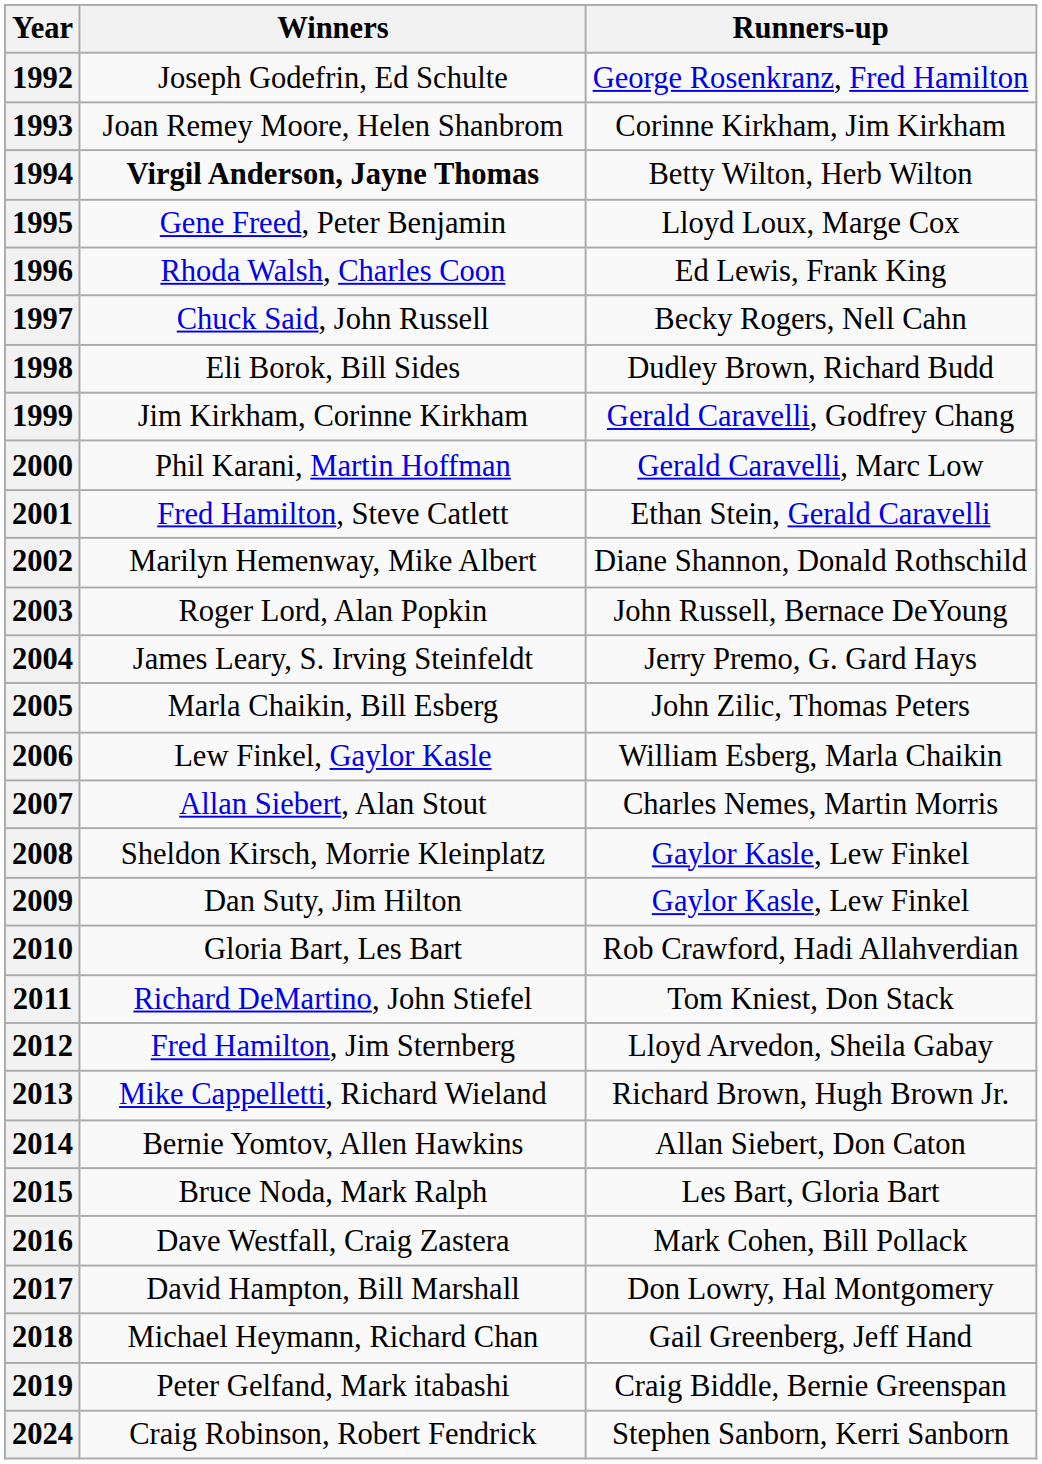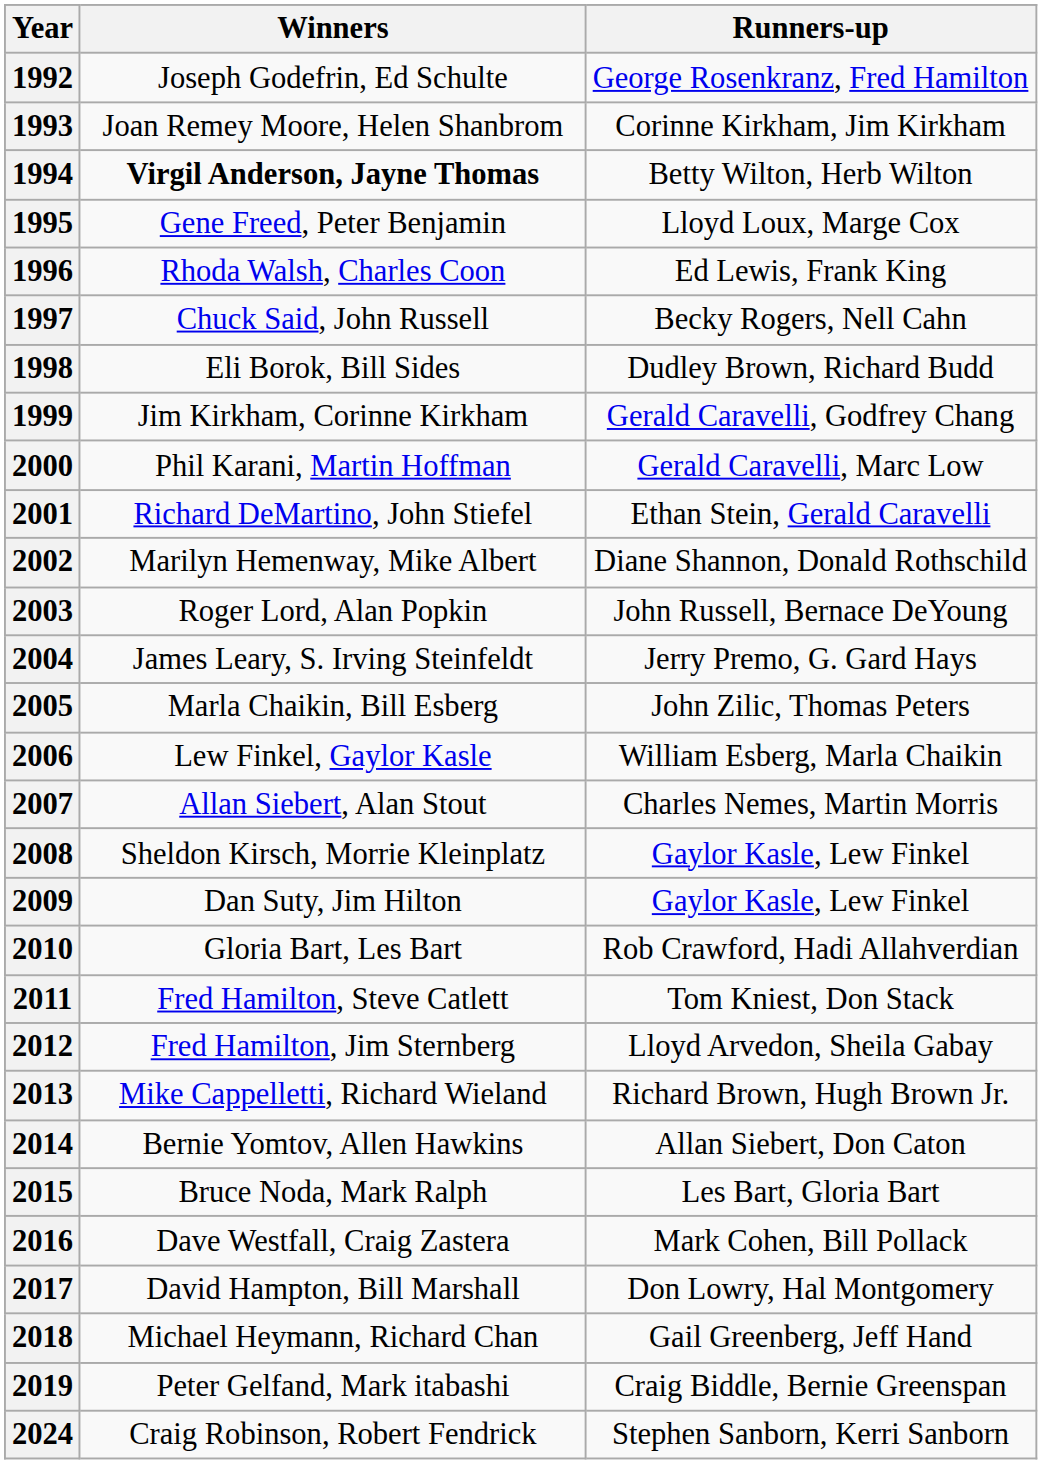(333, 513) Fred Hamilton, Steve Catlett -> (333, 513) Richard DeMartino, John Stiefel
(333, 998) Richard DeMartino, John Stiefel -> (333, 998) Fred Hamilton, Steve Catlett
